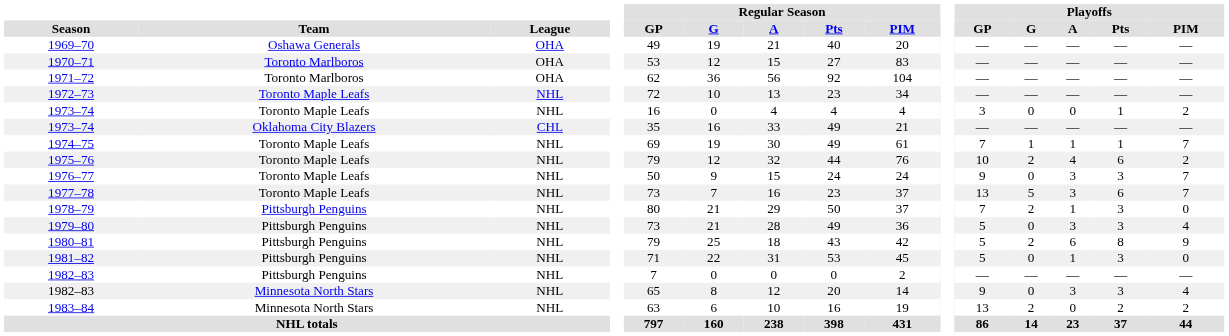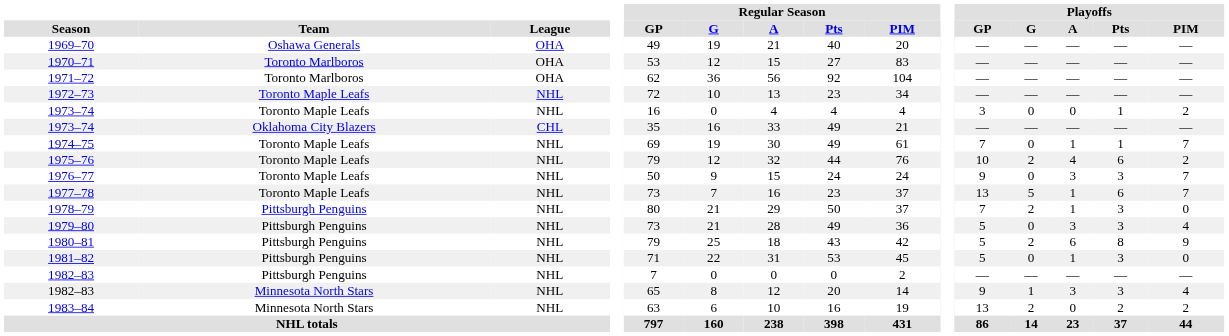(1031, 143) 1 -> (1031, 143) 0
(1073, 192) 3 -> (1073, 192) 1
(1031, 291) 0 -> (1031, 291) 1
